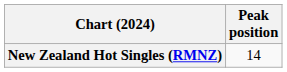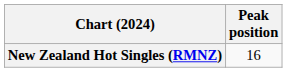(254, 55) 14 -> (254, 55) 16
